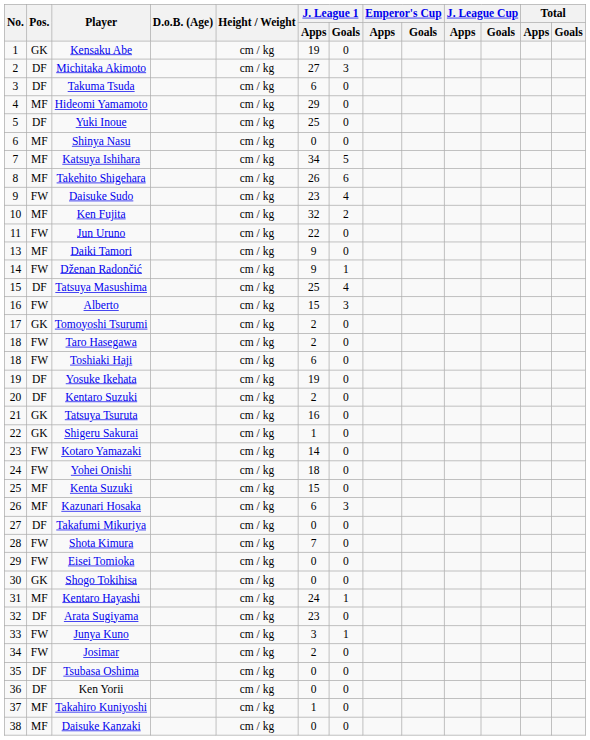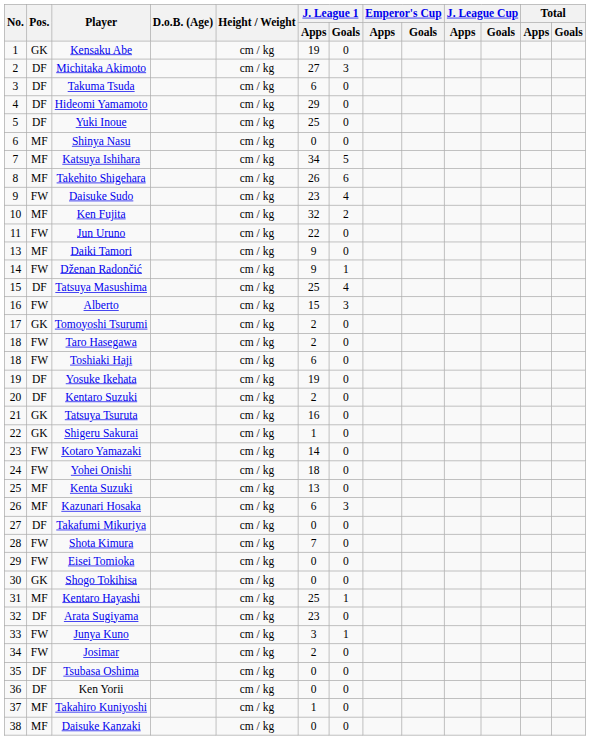(39, 104) MF -> (39, 104) DF
(314, 488) 15 -> (314, 488) 13
(314, 598) 24 -> (314, 598) 25
